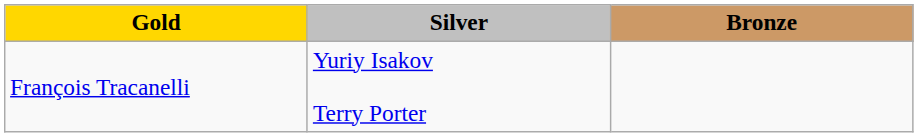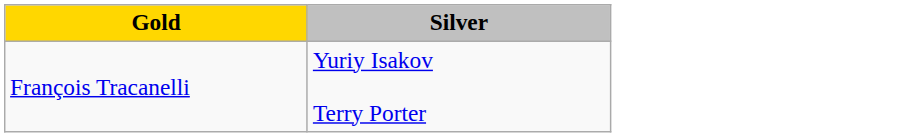- column: (762, 23)
